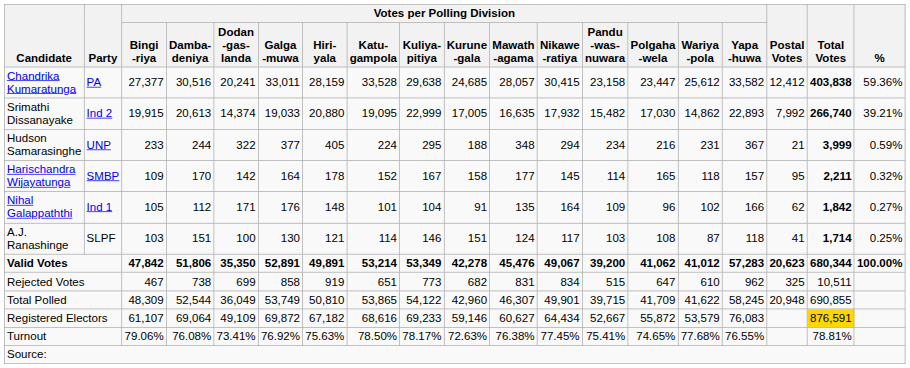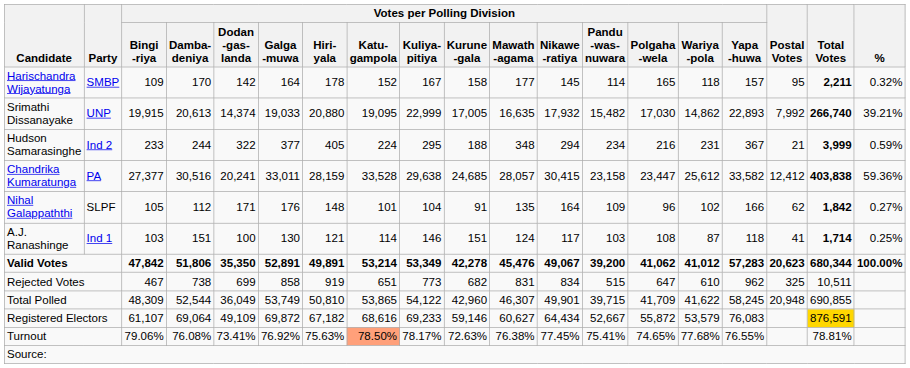rows swapped: (42, 82) <-> (41, 176)
(99, 113) Ind 2 -> (99, 113) UNP
(99, 145) UNP -> (99, 145) Ind 2
(99, 207) Ind 1 -> (101, 207) SLPF
(101, 238) SLPF -> (99, 238) Ind 1
(377, 336) no background -> (377, 336) lightsalmon background
